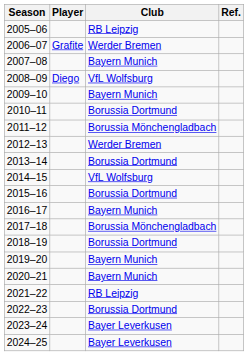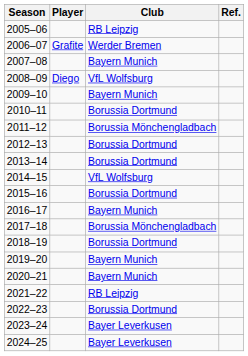(125, 144) Werder Bremen -> (133, 144) Borussia Dortmund
